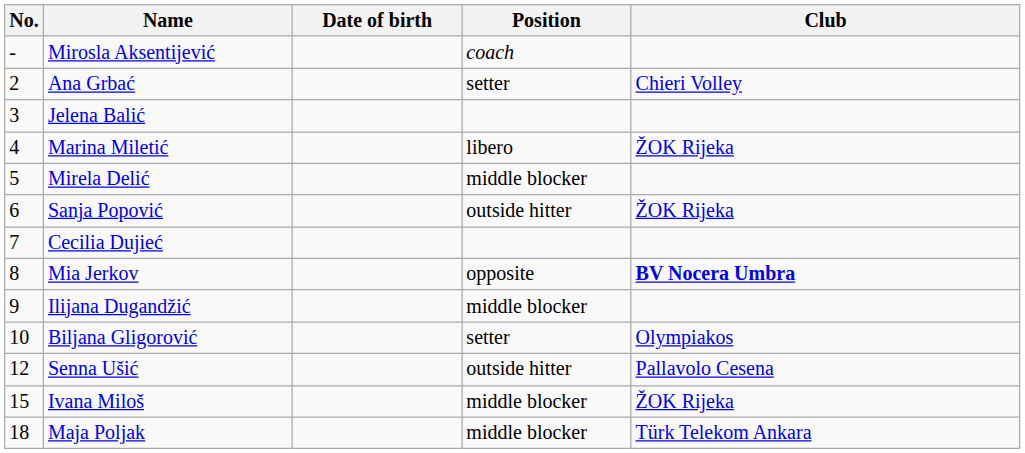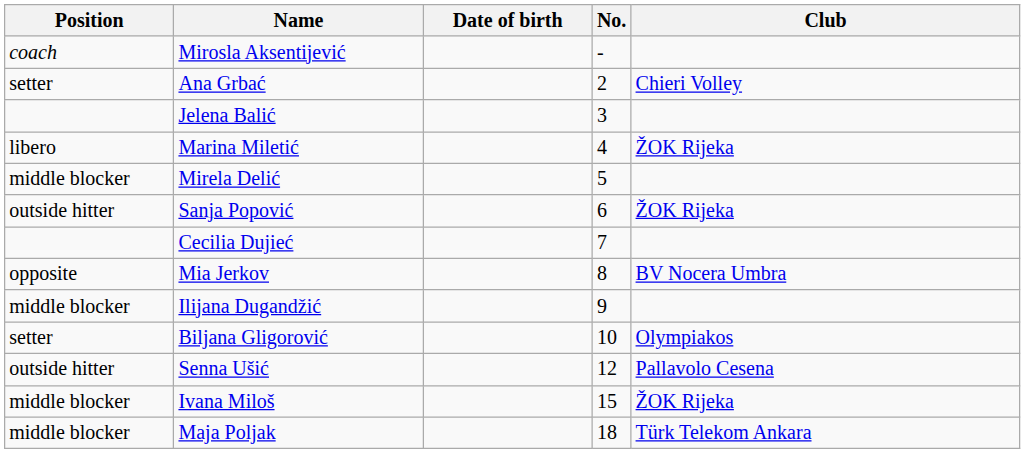columns swapped: (24, 20) <-> (546, 20)
(715, 274) bold -> (711, 274) normal
